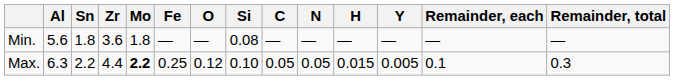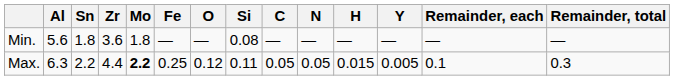(244, 63) 0.10 -> (244, 63) 0.11
